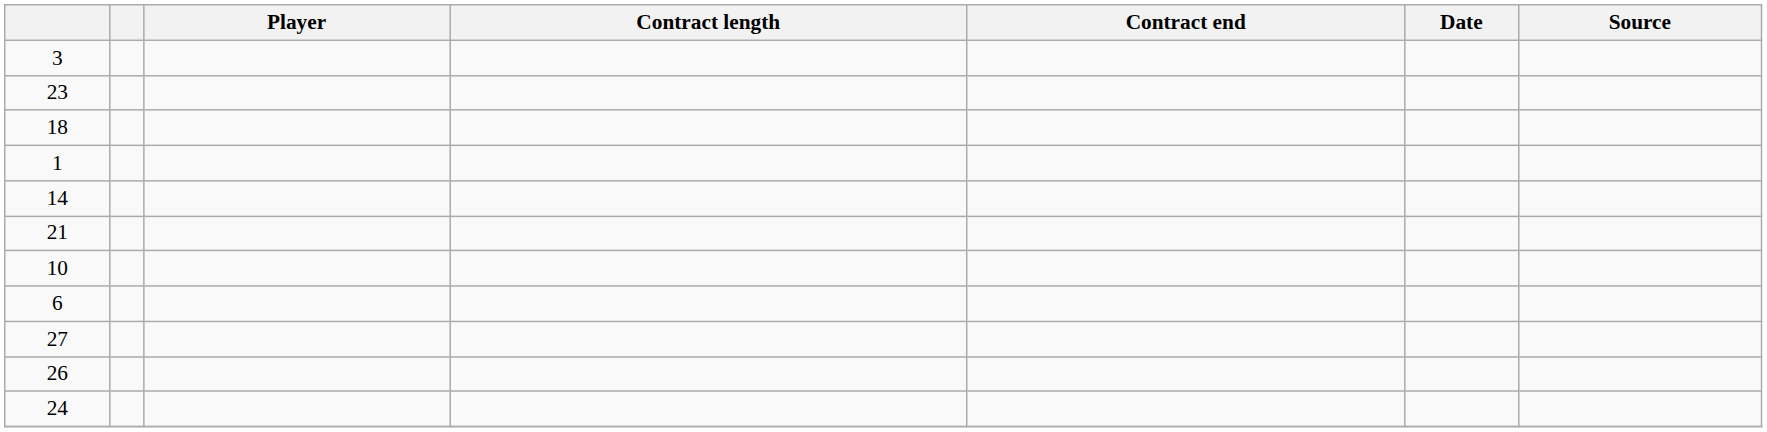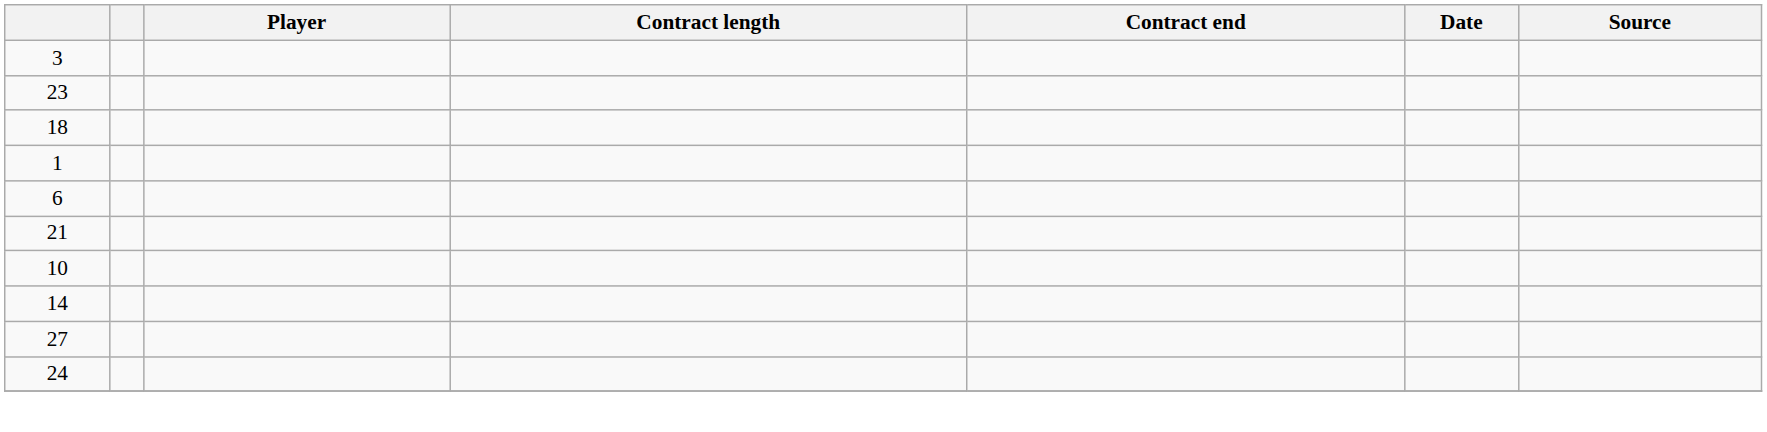rows swapped: (57, 303) <-> (57, 198)
- row: (57, 373)
